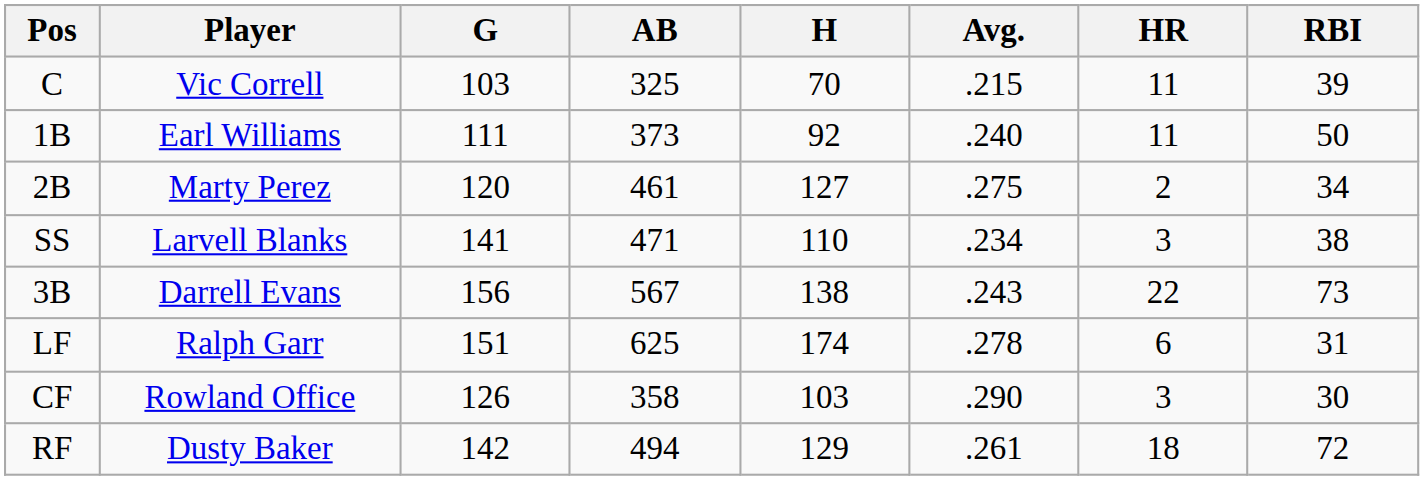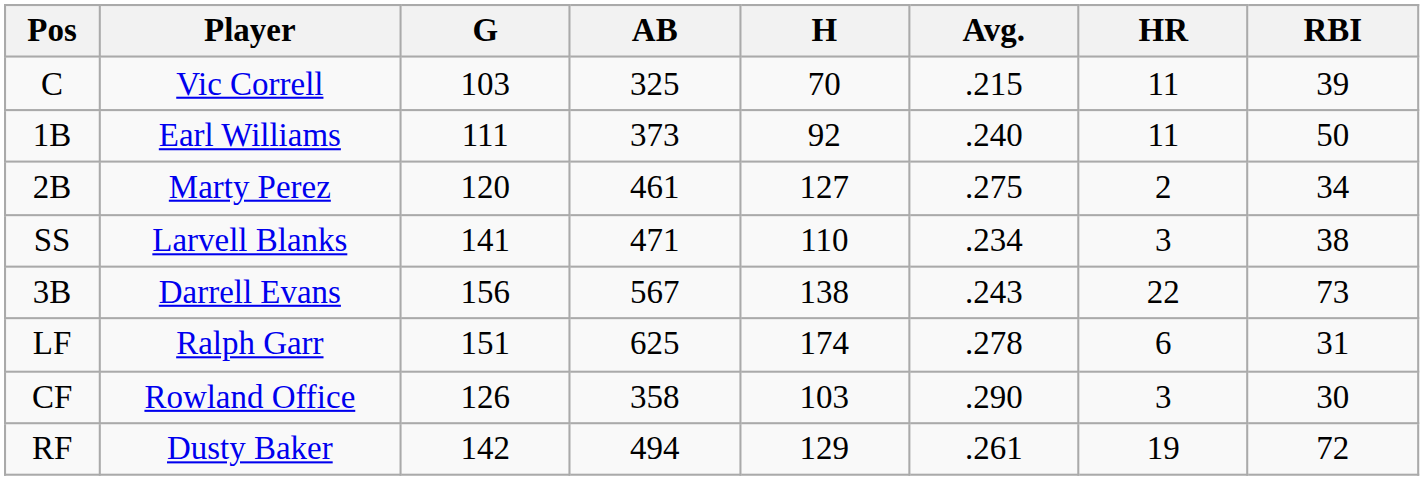(1163, 448) 18 -> (1163, 448) 19
